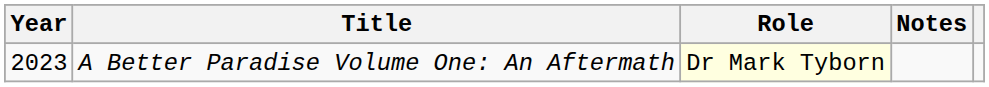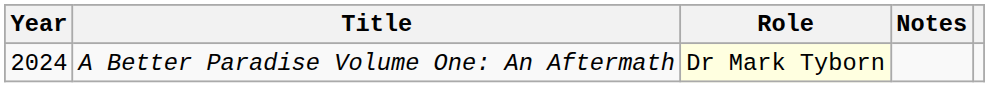(39, 63) 2023 -> (39, 63) 2024
